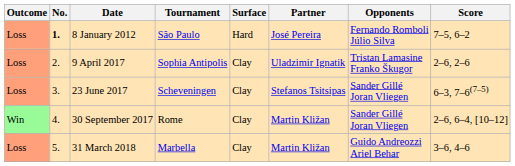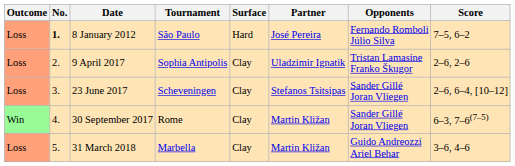(461, 91) 6–3, 7–6(7–5) -> (471, 91) 2–6, 6–4, [10–12]
(471, 119) 2–6, 6–4, [10–12] -> (461, 119) 6–3, 7–6(7–5)
